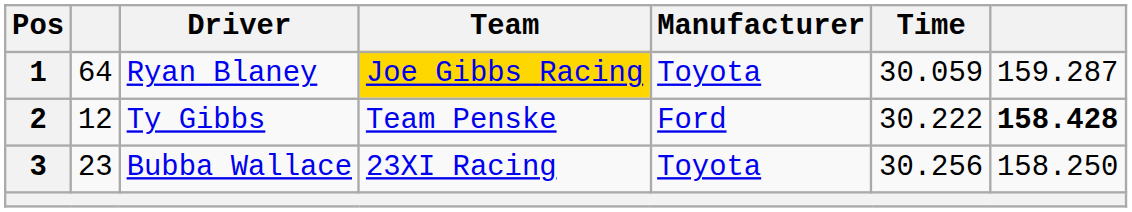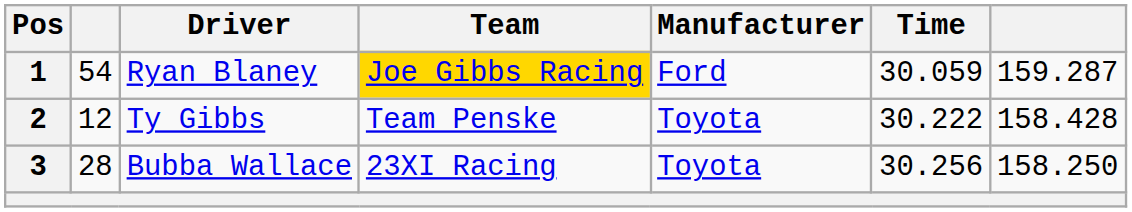(95, 75) 64 -> (95, 75) 54
(709, 75) Toyota -> (692, 75) Ford
(692, 122) Ford -> (709, 122) Toyota
(1058, 122) bold -> (1058, 122) normal
(95, 169) 23 -> (95, 169) 28
